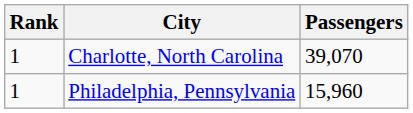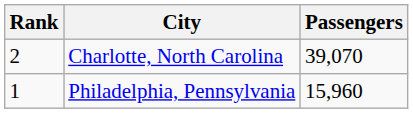(15, 56) 1 -> (15, 56) 2
